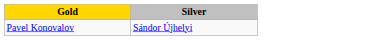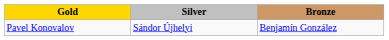+ column: (321, 12)
